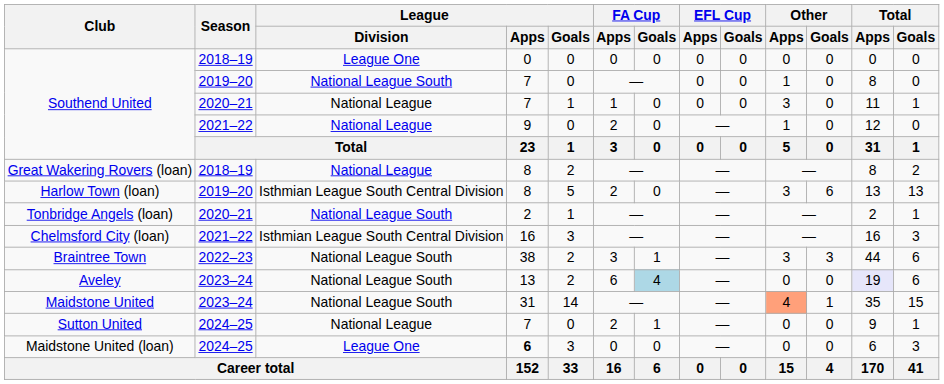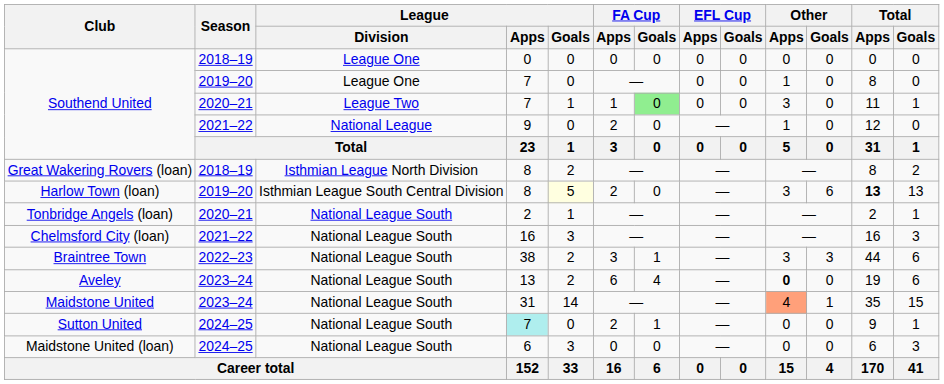(381, 81) National League South -> (381, 81) League One
(381, 103) National League -> (381, 103) League Two
(657, 103) no background -> (657, 103) lightgreen background
(381, 170) National League -> (381, 170) Isthmian League North Division
(571, 192) no background -> (571, 192) lightyellow background
(873, 192) normal -> (873, 192) bold
(381, 236) Isthmian League South Central Division -> (381, 236) National League South
(657, 280) lightblue background -> (657, 280) no background
(786, 280) normal -> (786, 280) bold
(873, 280) lavender background -> (873, 280) no background
(381, 324) National League -> (381, 324) National League South
(527, 324) no background -> (527, 324) paleturquoise background
(381, 346) League One -> (381, 346) National League South
(527, 346) bold -> (527, 346) normal
